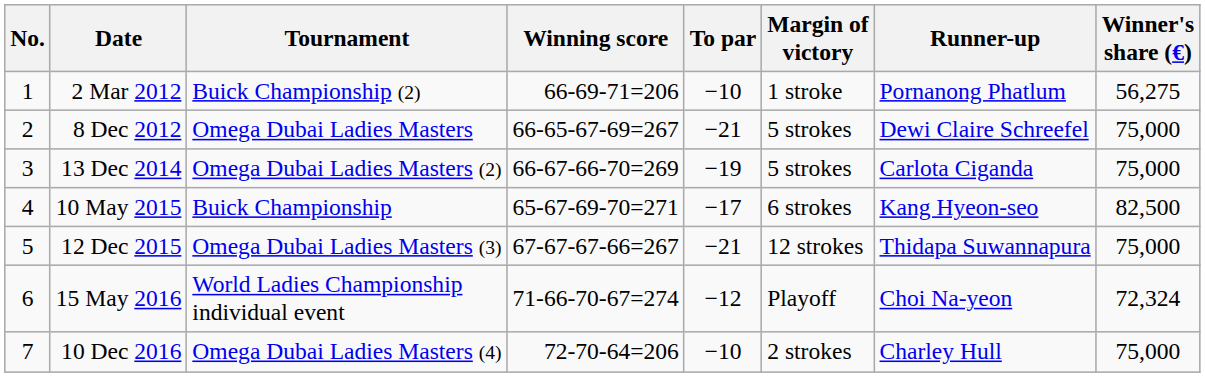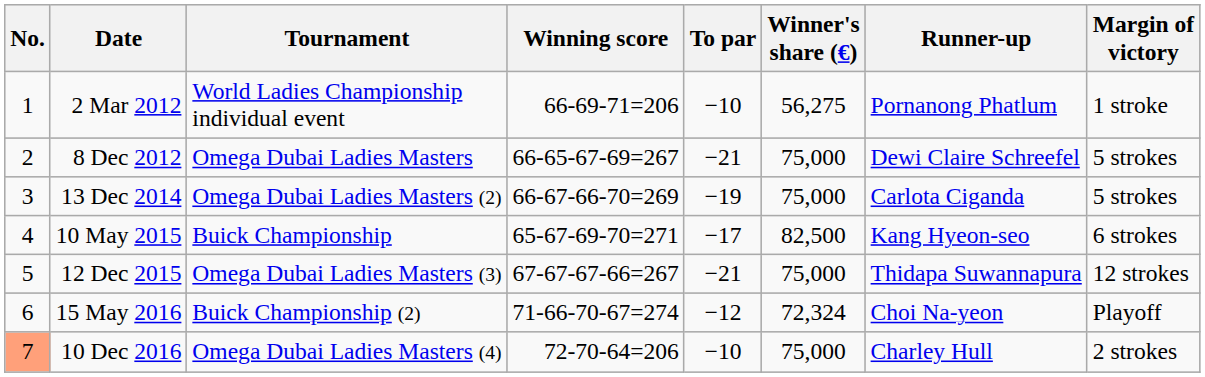columns swapped: (818, 38) <-> (1148, 38)
(306, 90) Buick Championship (2) -> (327, 104) World Ladies Championship individual event
(327, 299) World Ladies Championship individual event -> (306, 312) Buick Championship (2)
(28, 351) no background -> (28, 351) lightsalmon background
